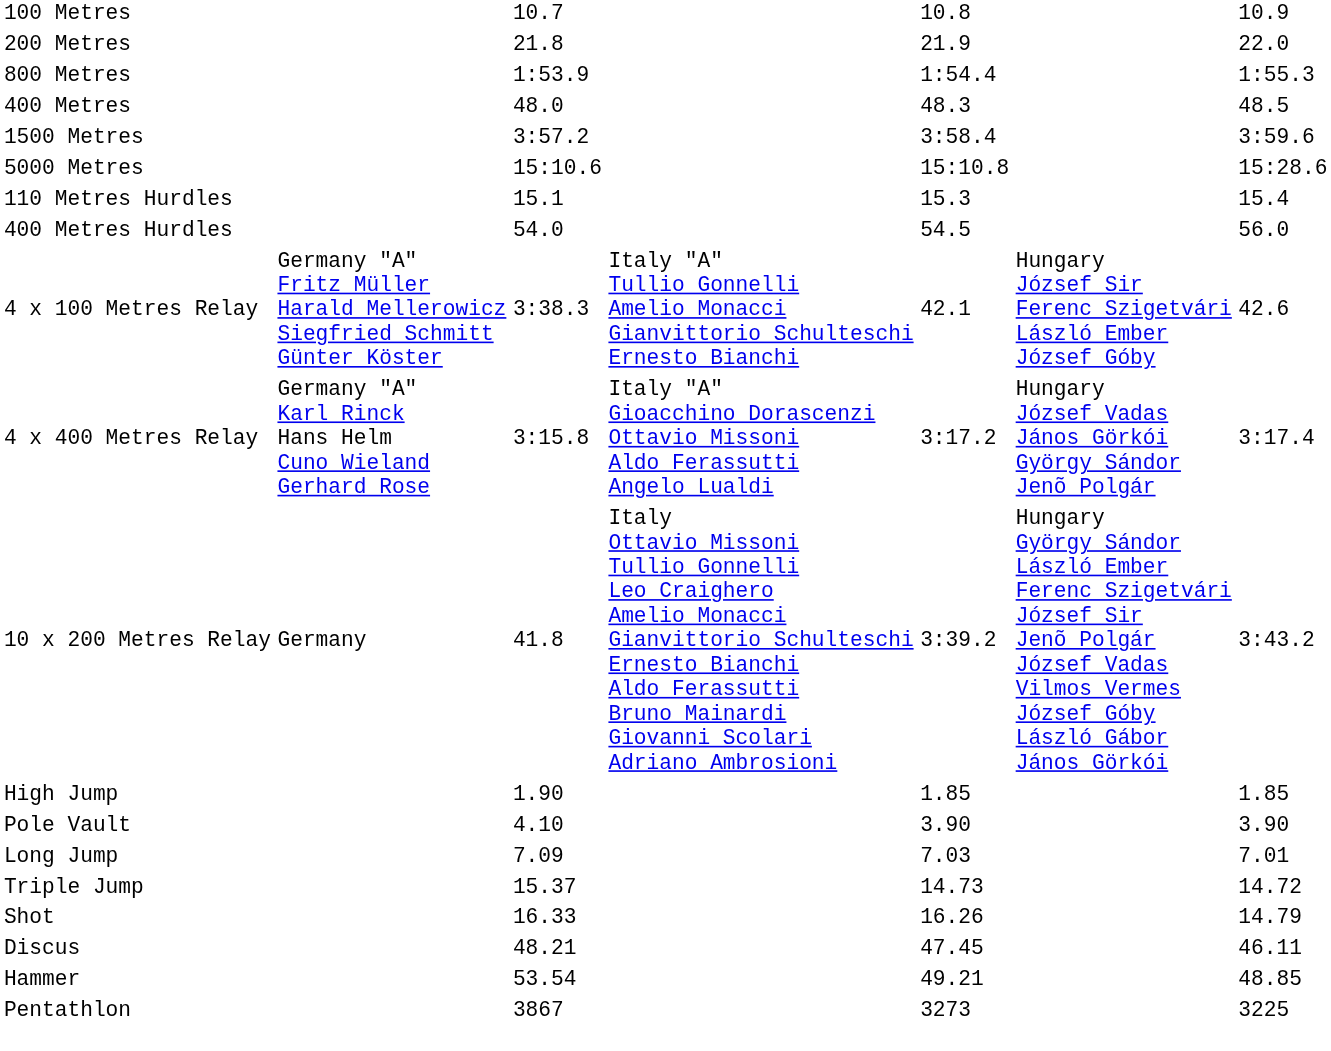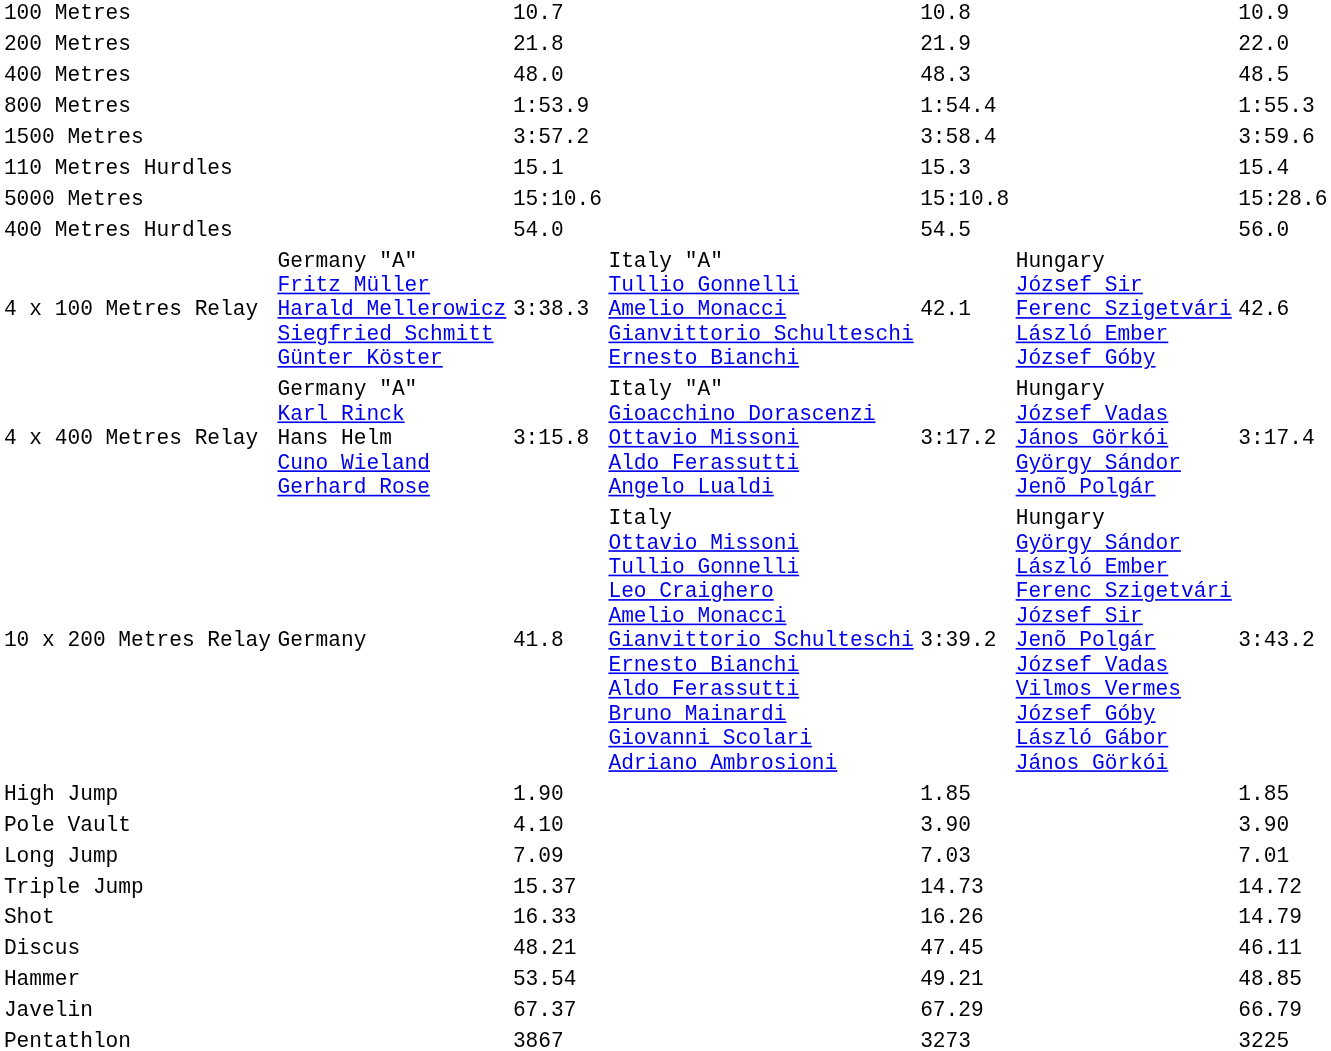rows swapped: (67, 106) <-> (67, 75)
rows swapped: (74, 168) <-> (118, 199)
+ row: (48, 1011)
